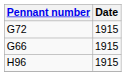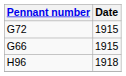(107, 63) 1915 -> (107, 63) 1918
